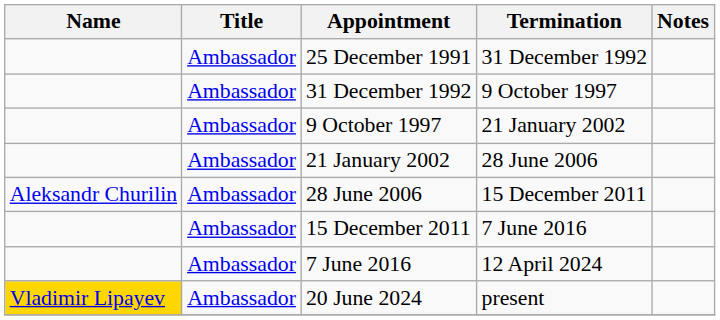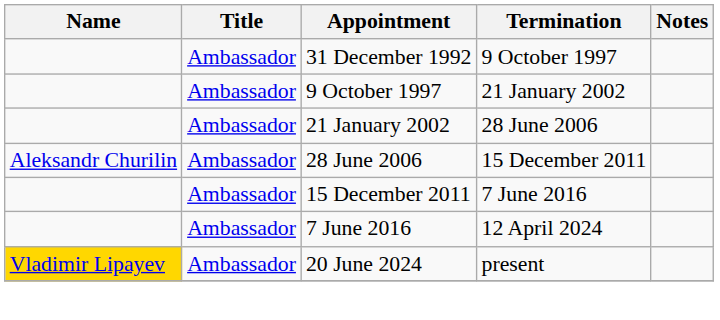- row: (389, 56)
